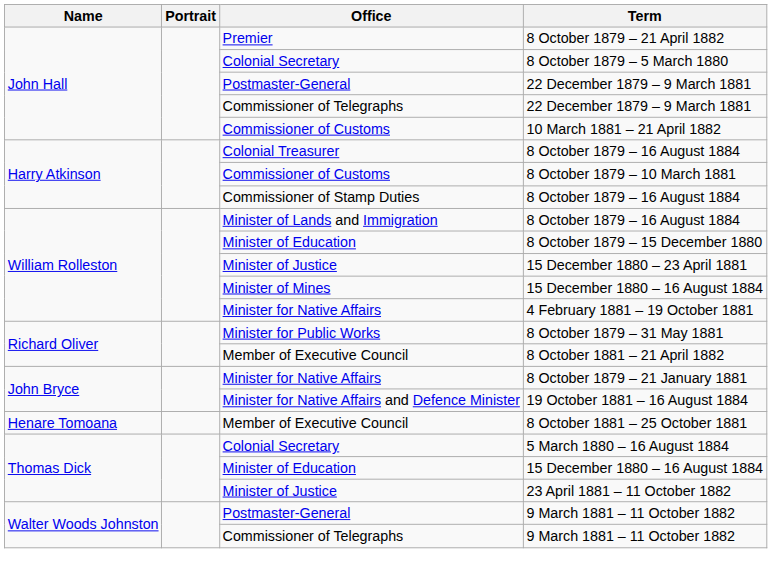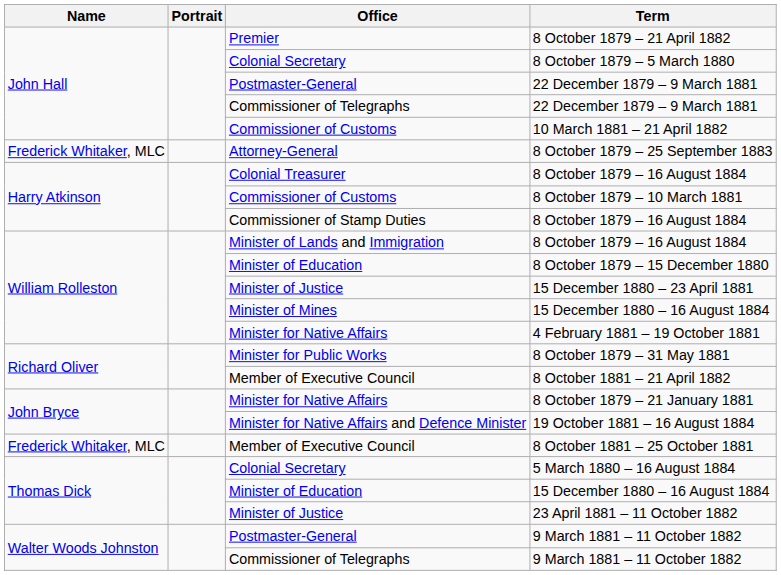+ row: (283, 152)
(62, 423) Henare Tomoana -> (86, 446) Frederick Whitaker, MLC
